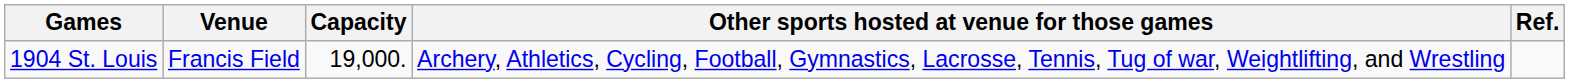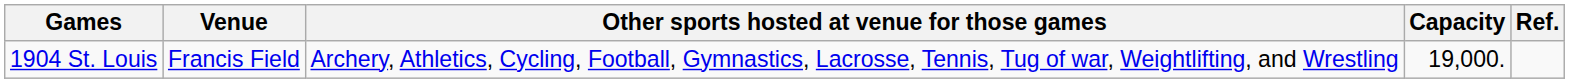columns swapped: (961, 22) <-> (358, 22)
